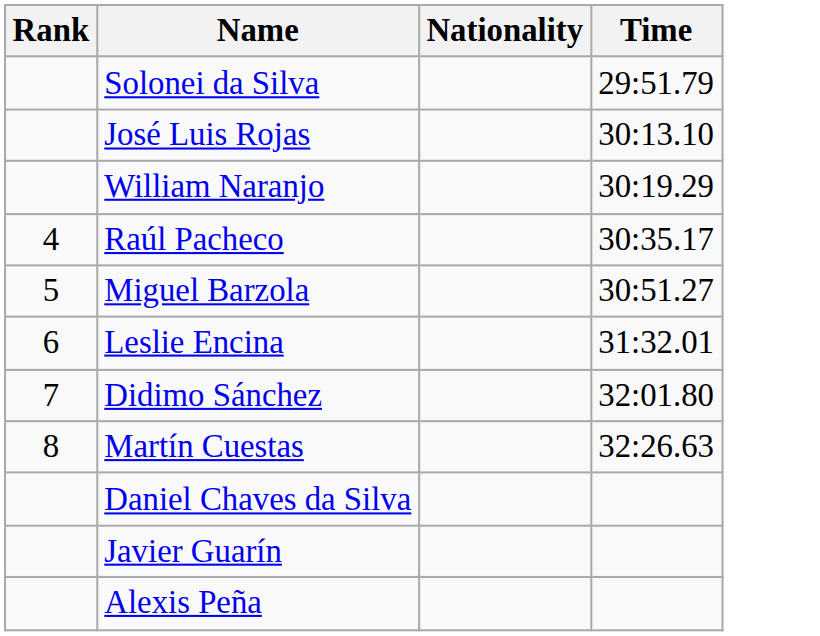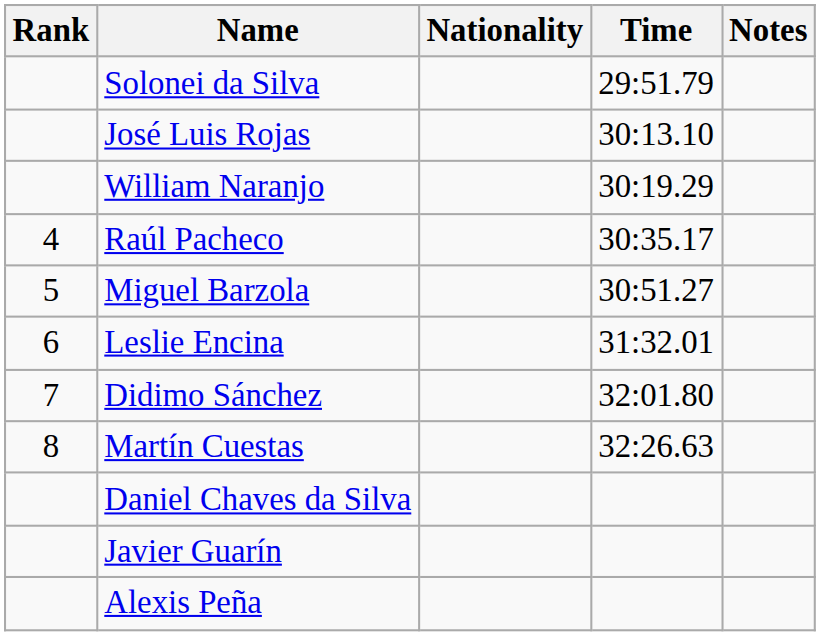+ column: (768, 30)
